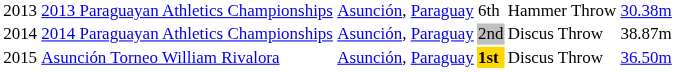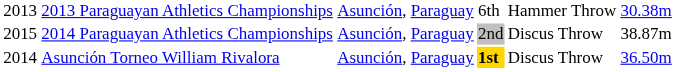(20, 34) 2014 -> (20, 34) 2015
(20, 57) 2015 -> (20, 57) 2014
